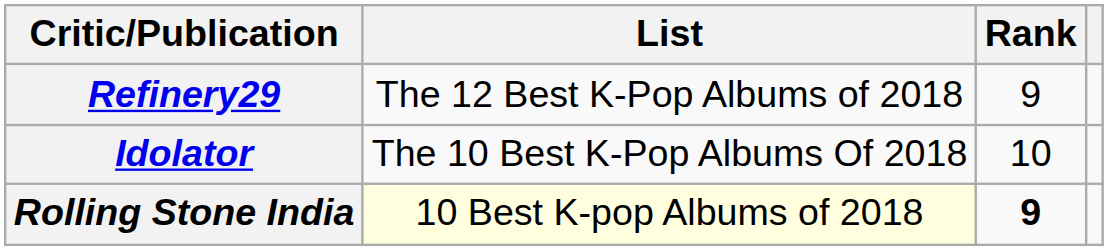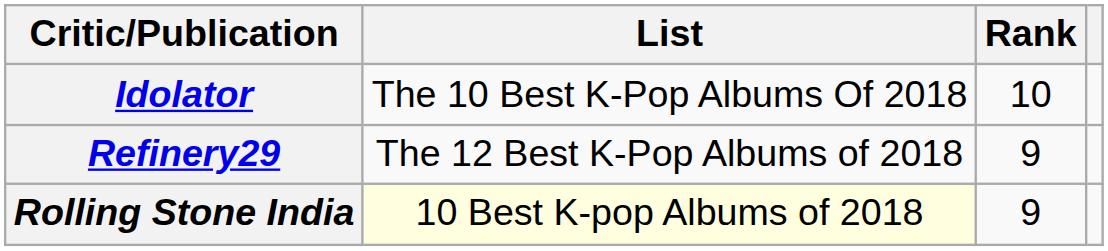rows swapped: (184, 153) <-> (184, 93)
(1031, 213) bold -> (1031, 213) normal
